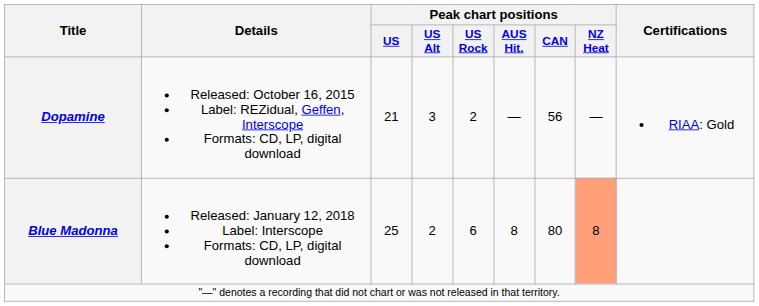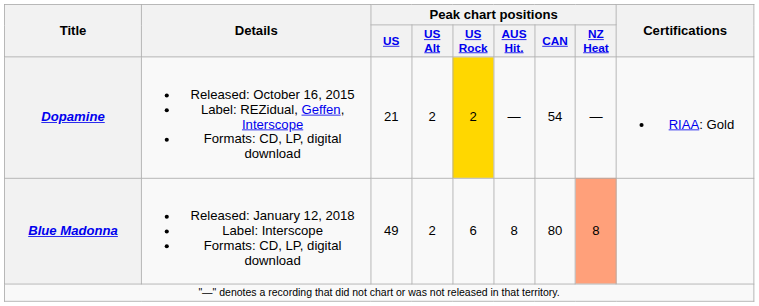(432, 117) 3 -> (432, 117) 2
(473, 117) no background -> (473, 117) gold background
(555, 117) 56 -> (555, 117) 54
(391, 230) 25 -> (391, 230) 49
